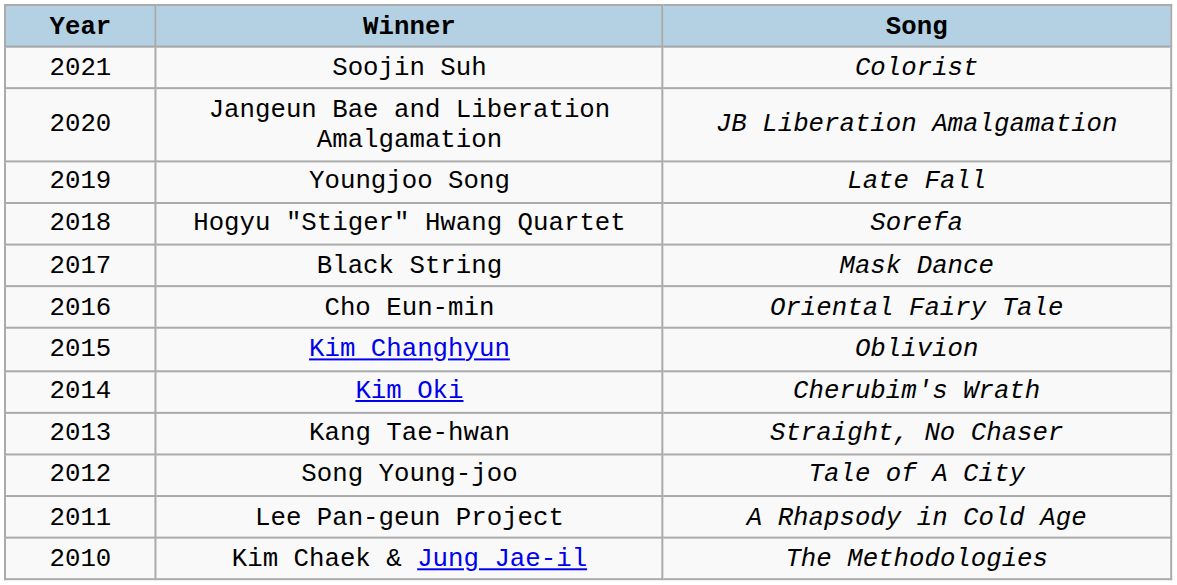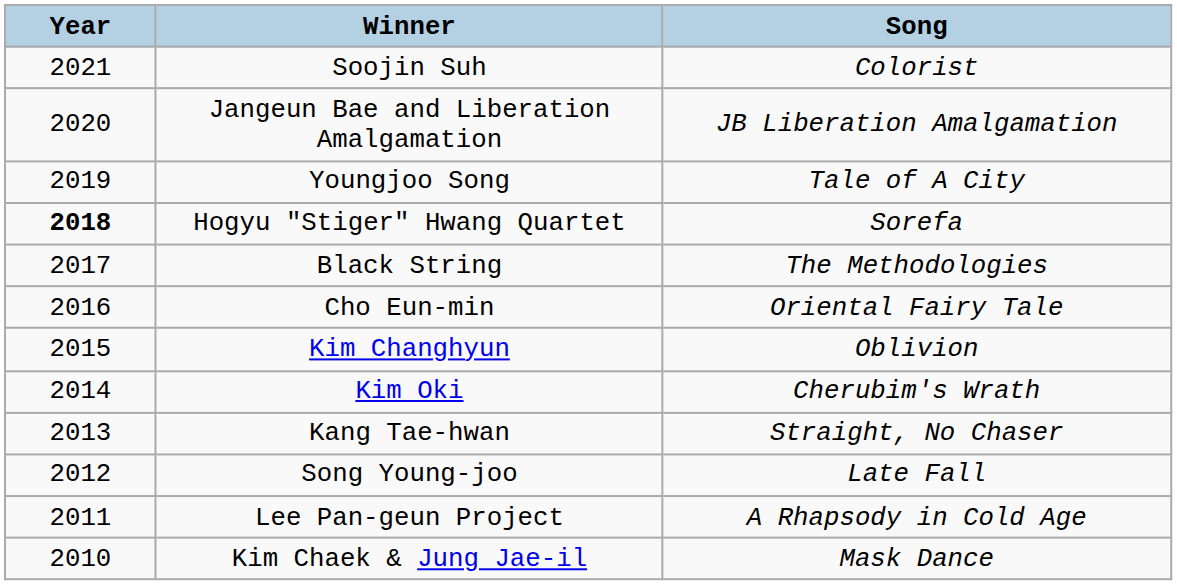(917, 182) Late Fall -> (917, 182) Tale of A City
(80, 223) normal -> (80, 223) bold
(917, 265) Mask Dance -> (917, 265) The Methodologies
(917, 475) Tale of A City -> (917, 475) Late Fall
(917, 559) The Methodologies -> (917, 559) Mask Dance
